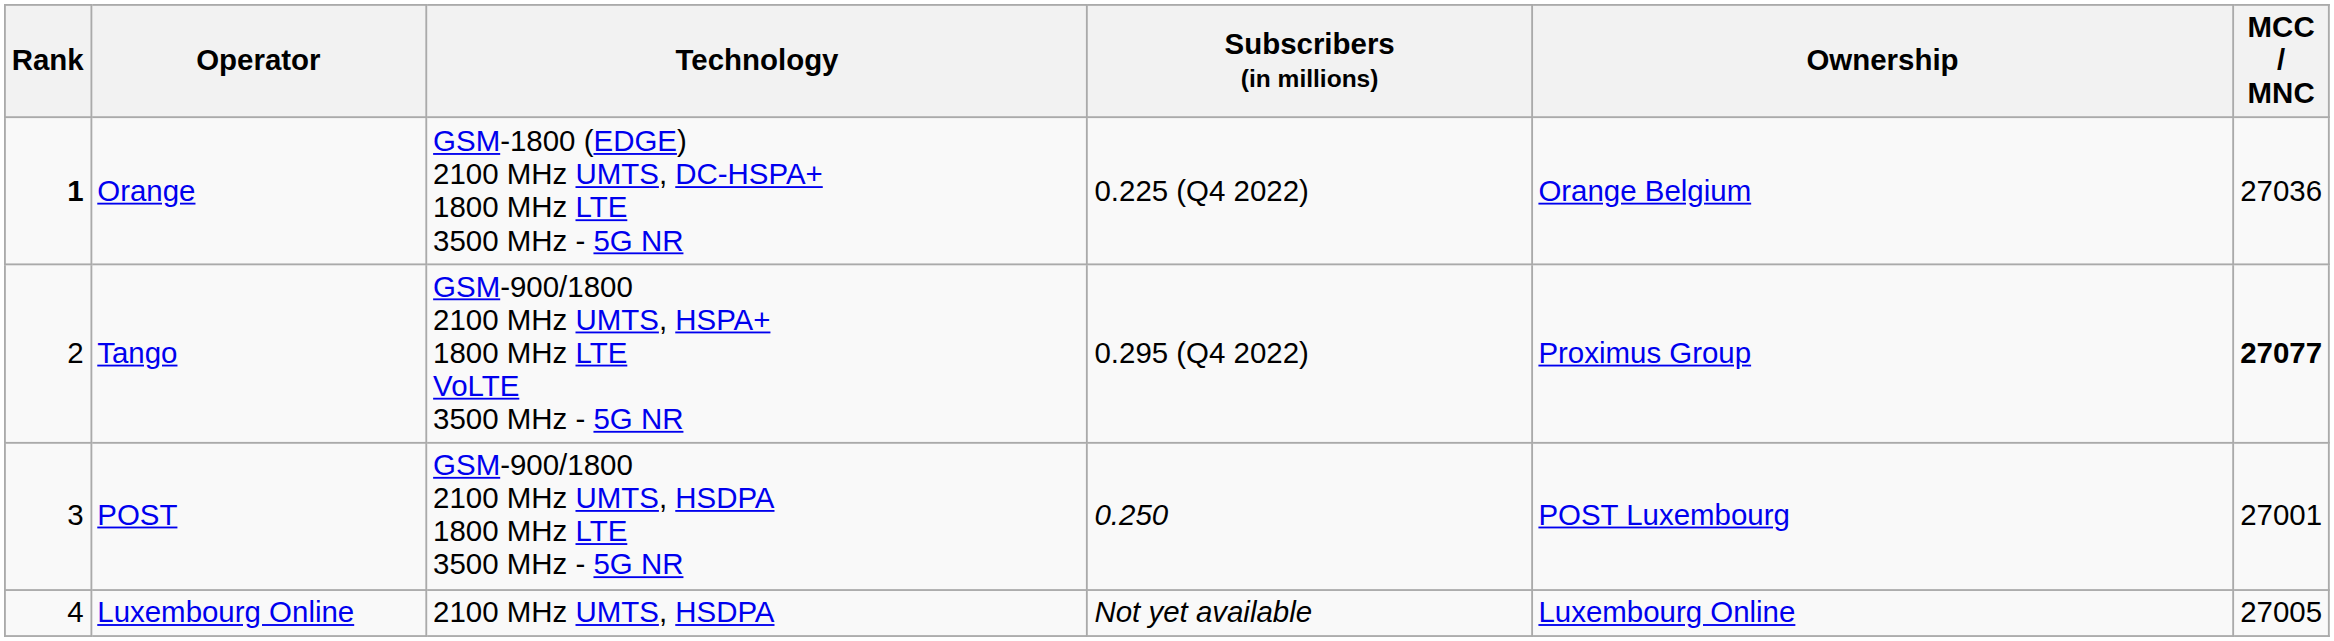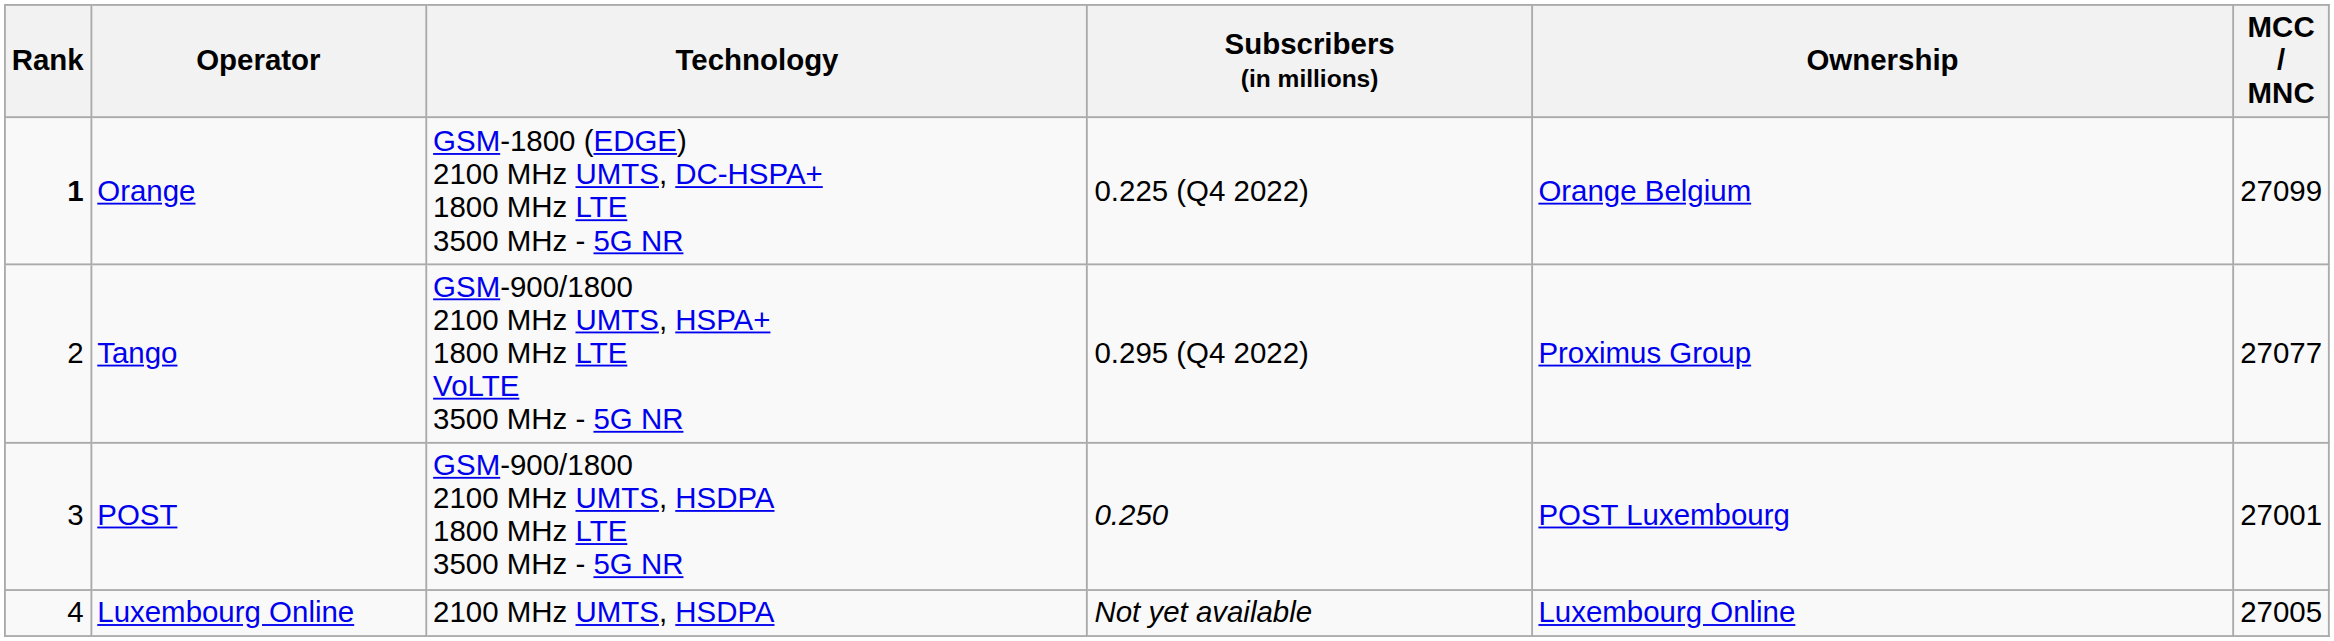(2281, 190) 27036 -> (2281, 190) 27099
(2281, 353) bold -> (2281, 353) normal
